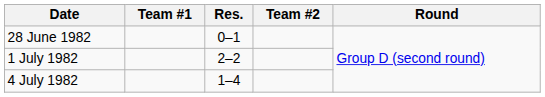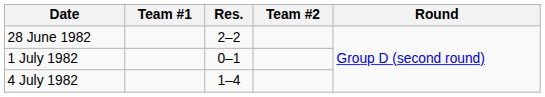(229, 37) 0–1 -> (229, 37) 2–2
(229, 59) 2–2 -> (229, 59) 0–1
